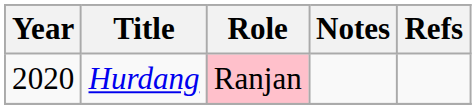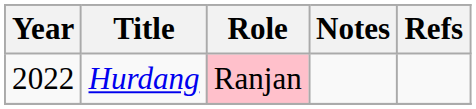(43, 78) 2020 -> (43, 78) 2022
